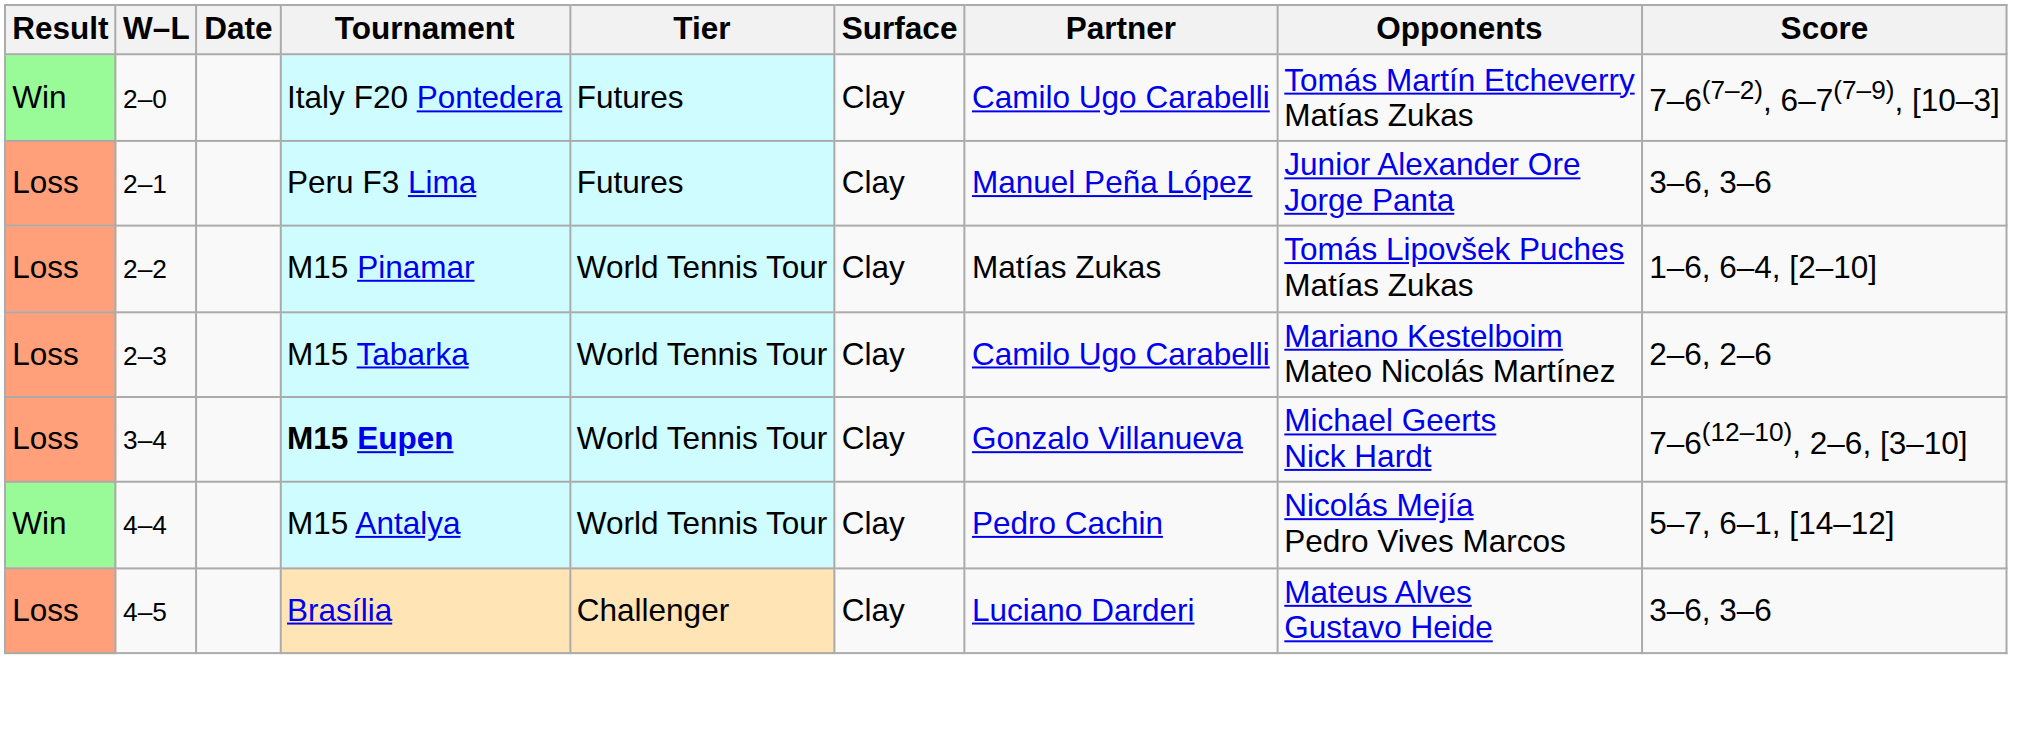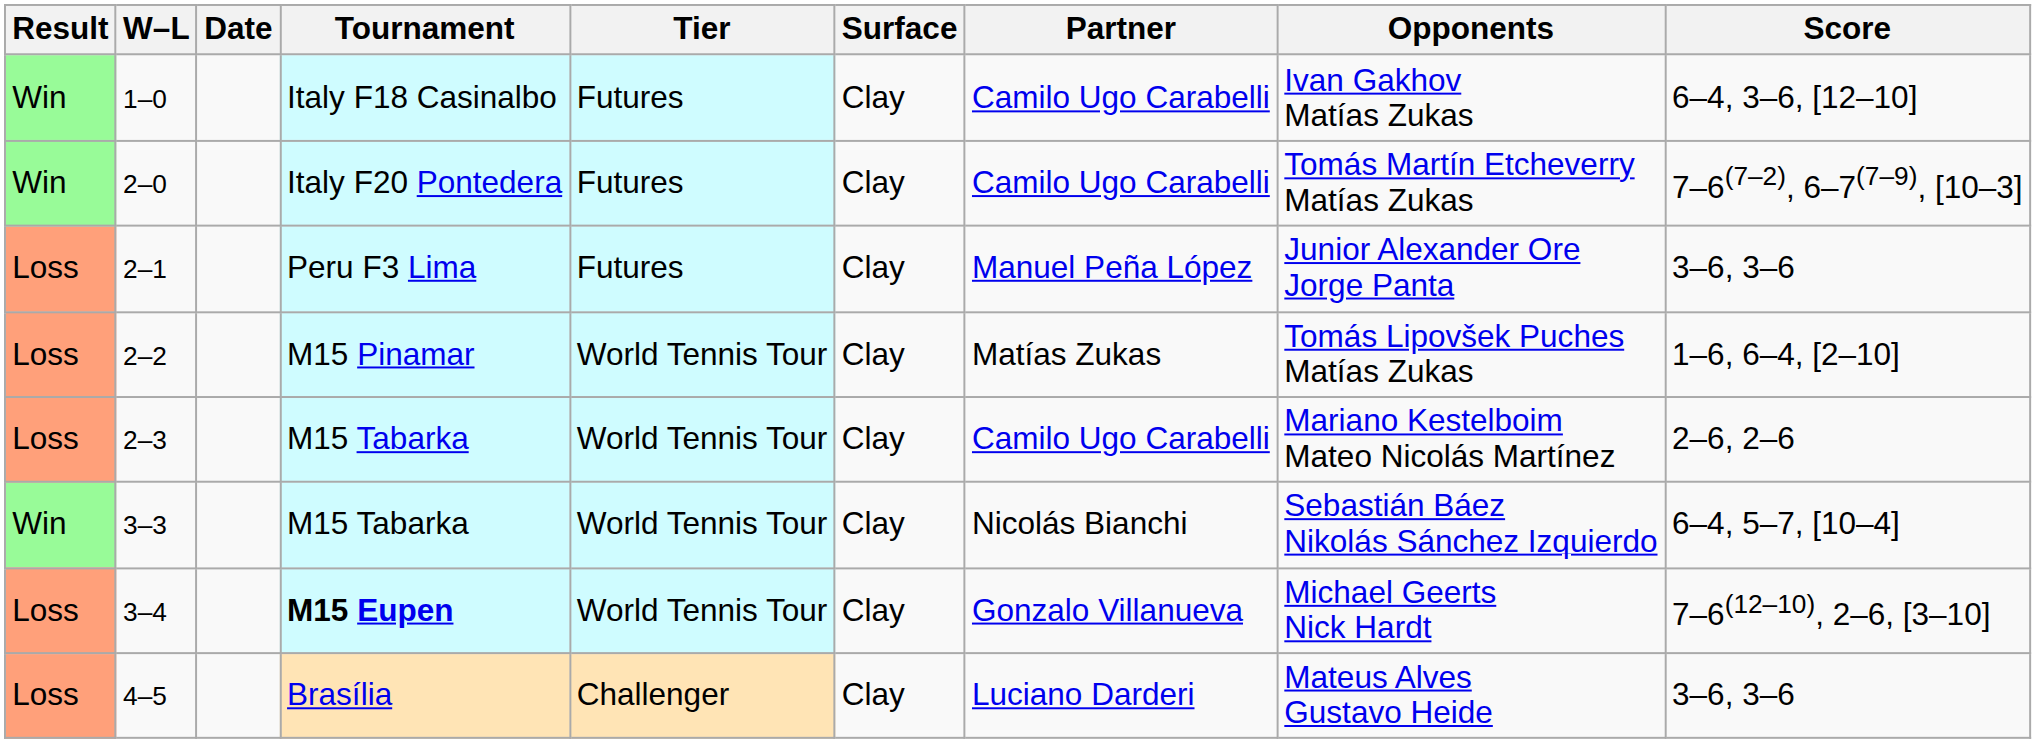+ row: (145, 99)
+ row: (145, 526)
- row: (145, 526)
